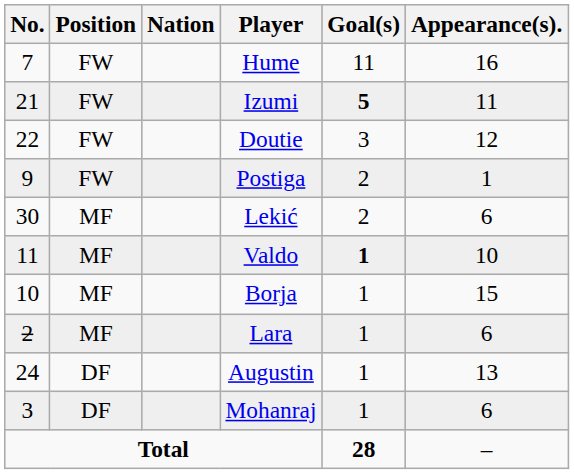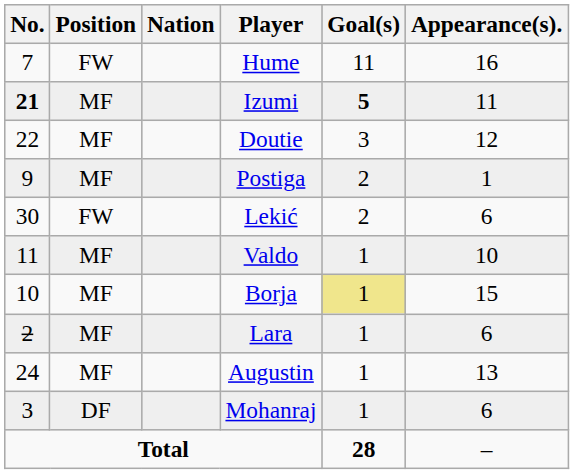(27, 101) normal -> (27, 101) bold
(96, 101) FW -> (96, 101) MF
(96, 139) FW -> (96, 139) MF
(96, 178) FW -> (96, 178) MF
(96, 216) MF -> (96, 216) FW
(364, 255) bold -> (364, 255) normal
(364, 294) no background -> (364, 294) khaki background
(96, 371) DF -> (96, 371) MF
